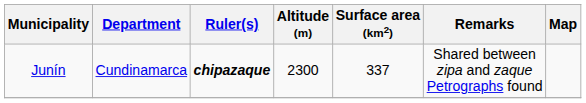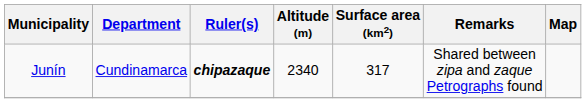(303, 70) 2300 -> (303, 70) 2340
(378, 70) 337 -> (378, 70) 317
